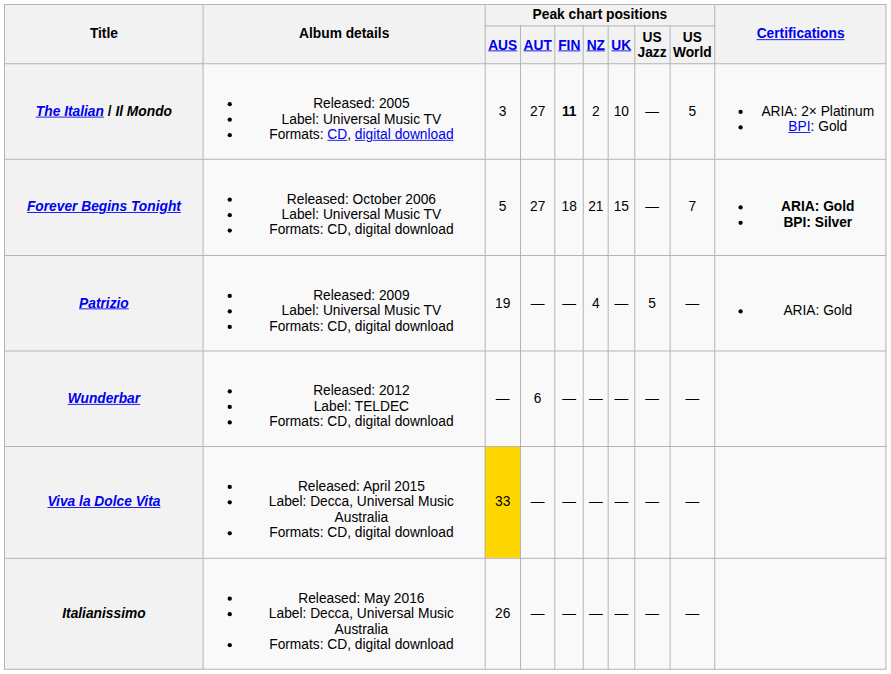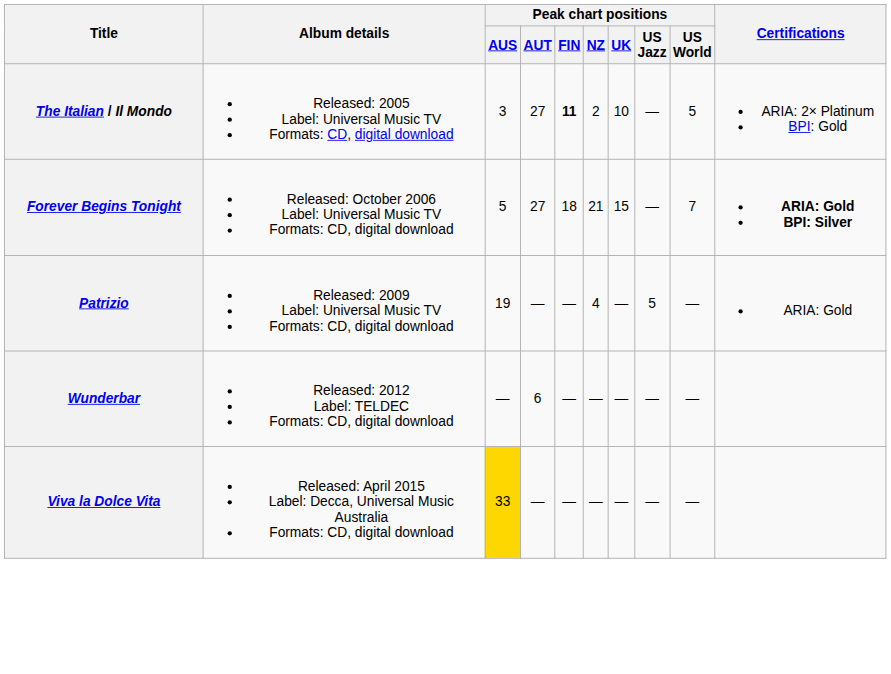- row: (104, 613)
